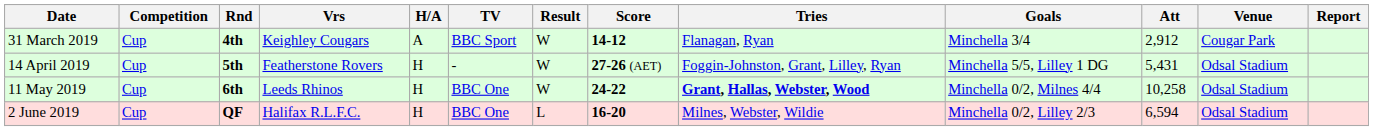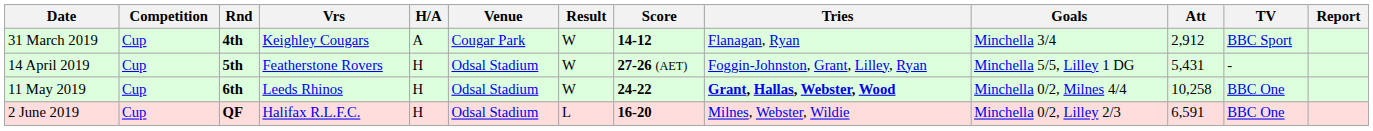columns swapped: (1253, 16) <-> (490, 16)
(1162, 113) 6,594 -> (1188, 113) 6,591
